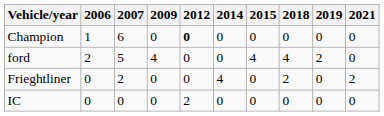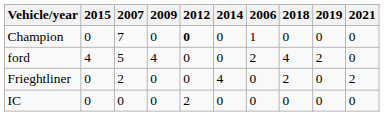columns swapped: (98, 15) <-> (263, 15)
(121, 36) 6 -> (121, 36) 7
